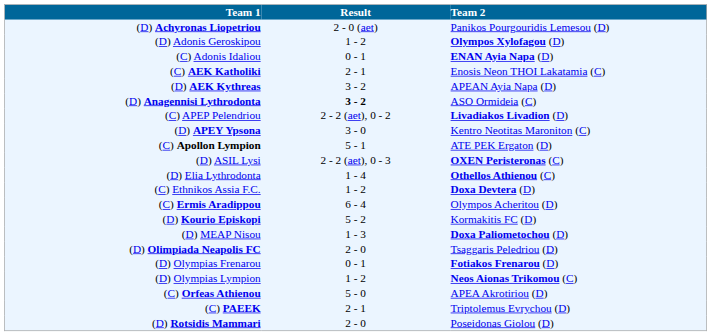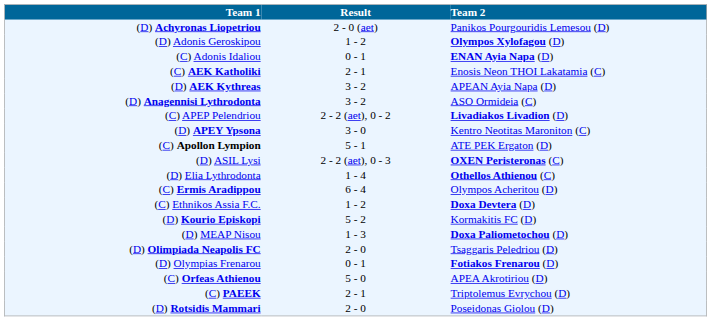(356, 101) bold -> (356, 101) normal
rows swapped: (210, 204) <-> (208, 189)
- row: (208, 278)
